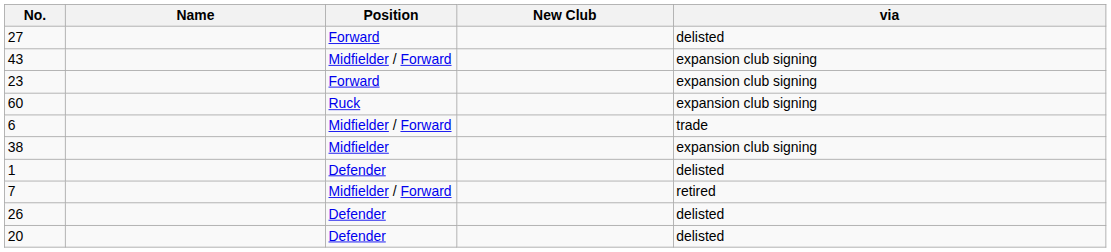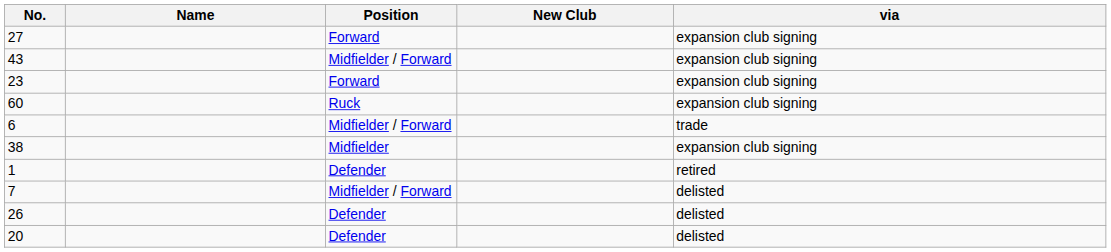(700, 37) delisted -> (747, 37) expansion club signing
(700, 170) delisted -> (696, 170) retired
(696, 192) retired -> (700, 192) delisted
